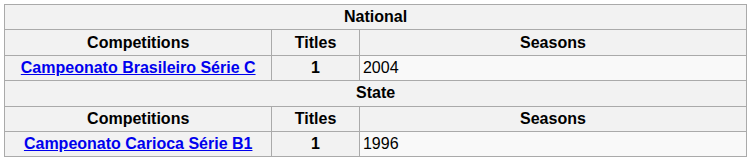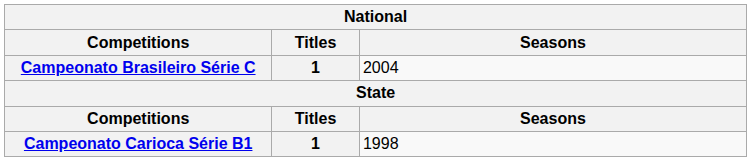(381, 144) 1996 -> (381, 144) 1998
